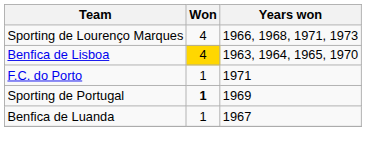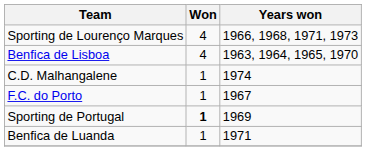(203, 55) gold background -> (203, 55) no background
+ row: (62, 76)
(237, 76) 1971 -> (237, 96) 1967
(237, 116) 1967 -> (237, 136) 1971
